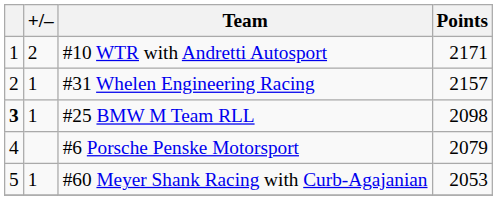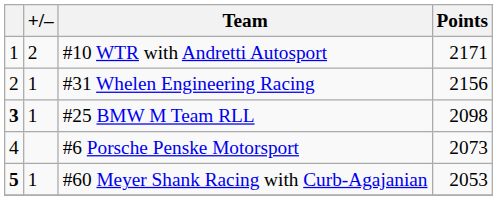(469, 84) 2157 -> (469, 84) 2156
(469, 147) 2079 -> (469, 147) 2073
(14, 179) normal -> (14, 179) bold
